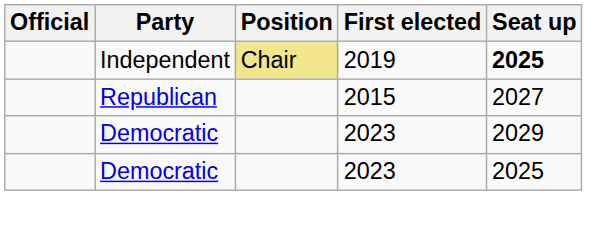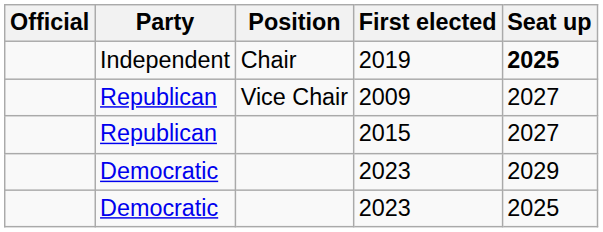(269, 60) khaki background -> (269, 60) no background
+ row: (159, 97)
